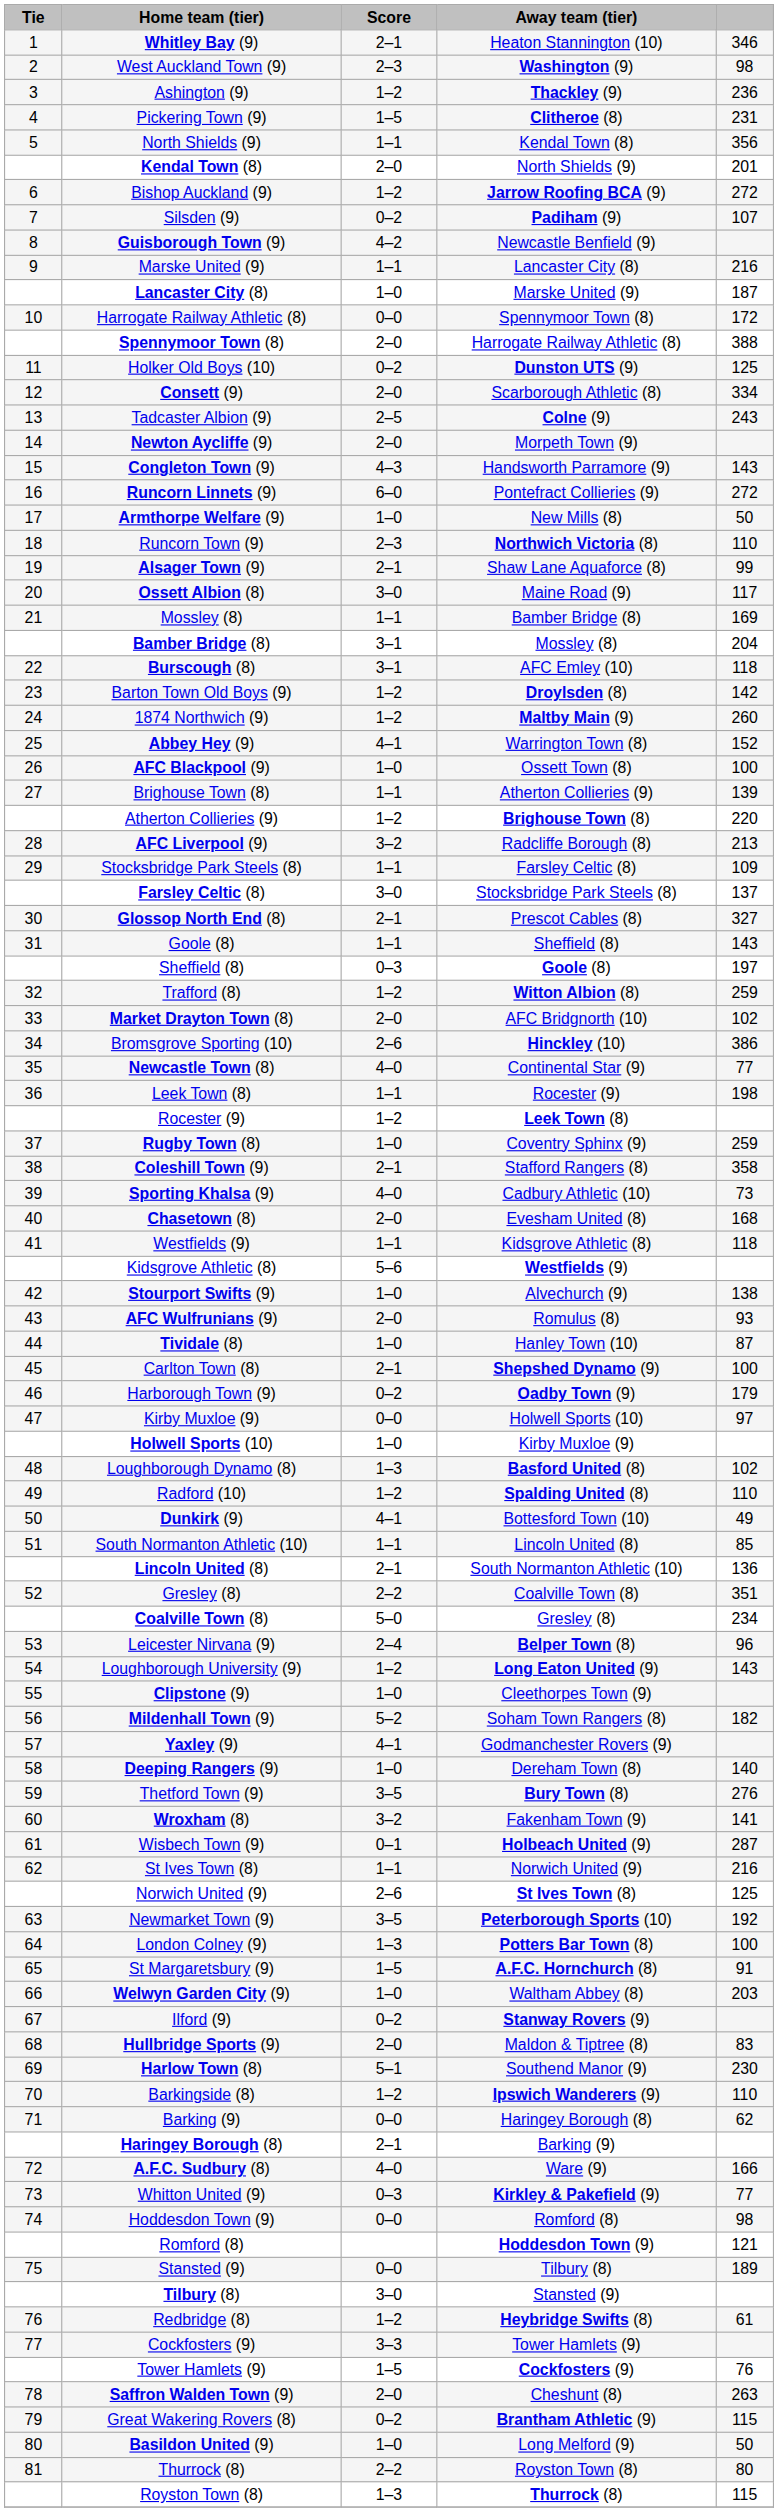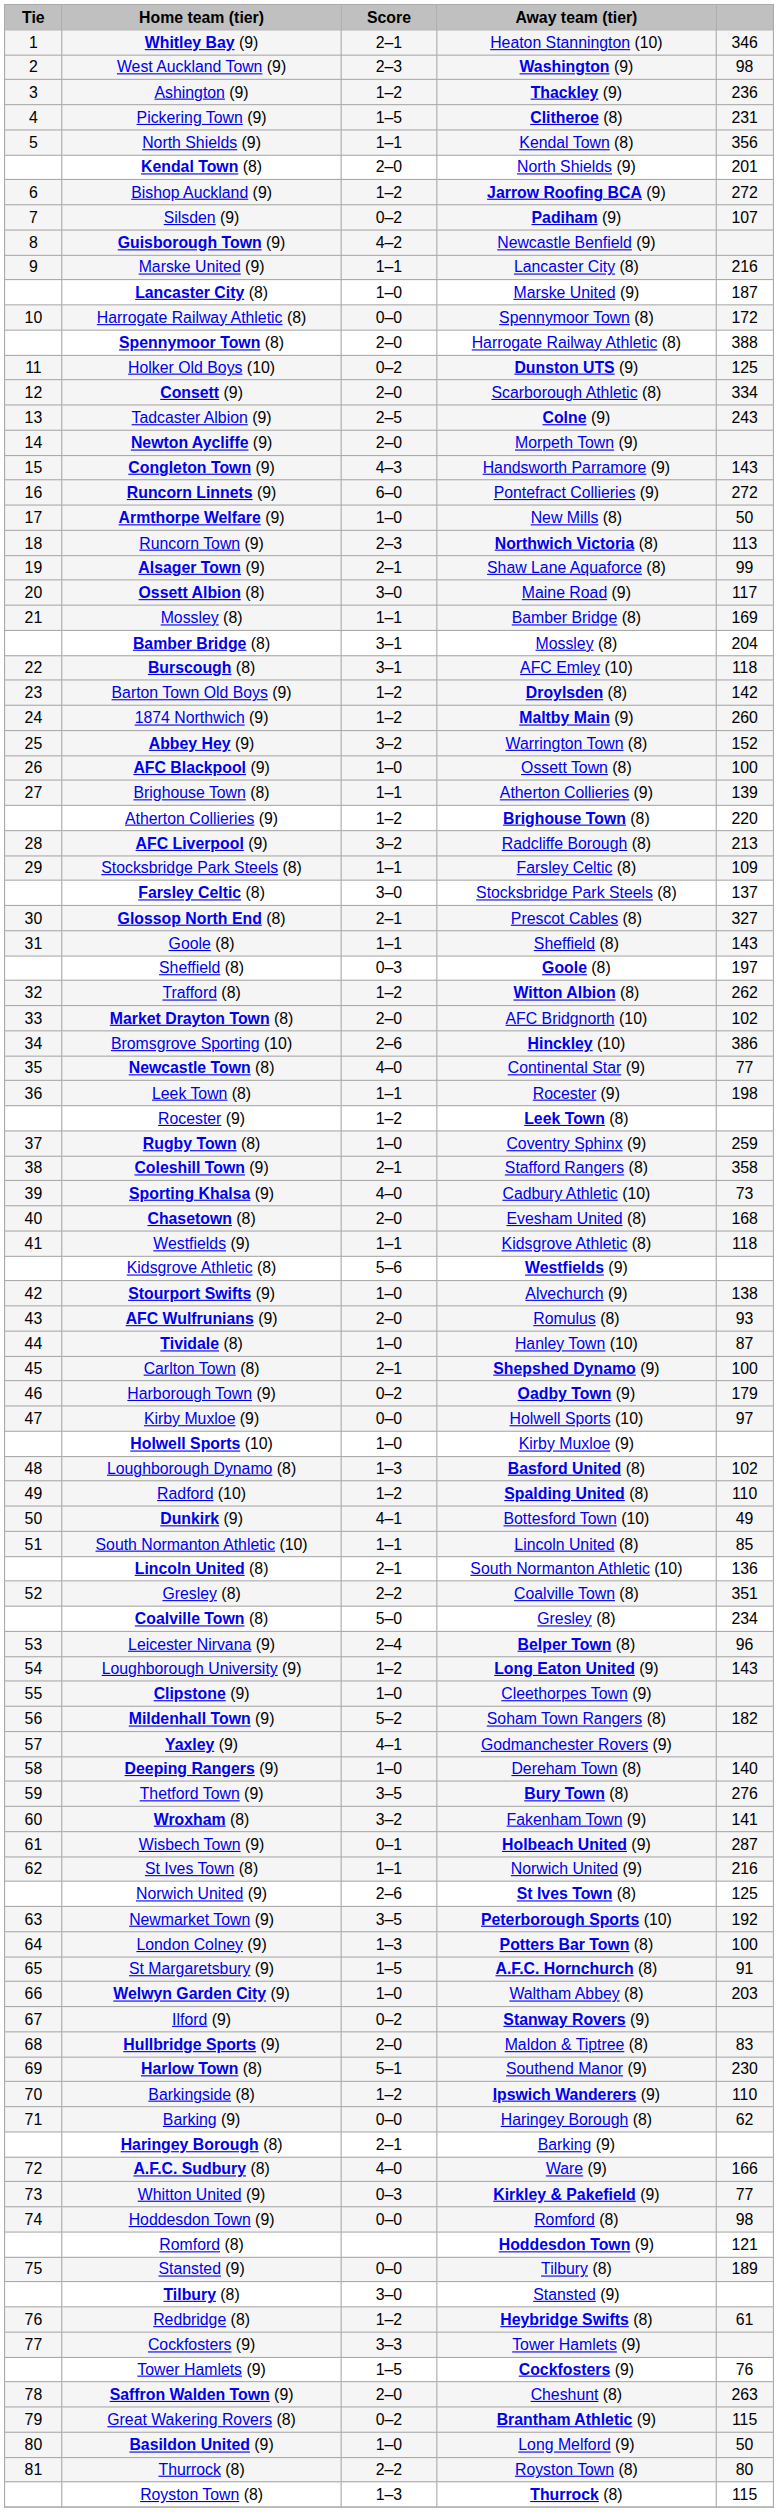(745, 543) 110 -> (745, 543) 113
(389, 743) 4–1 -> (389, 743) 3–2
(745, 993) 259 -> (745, 993) 262
